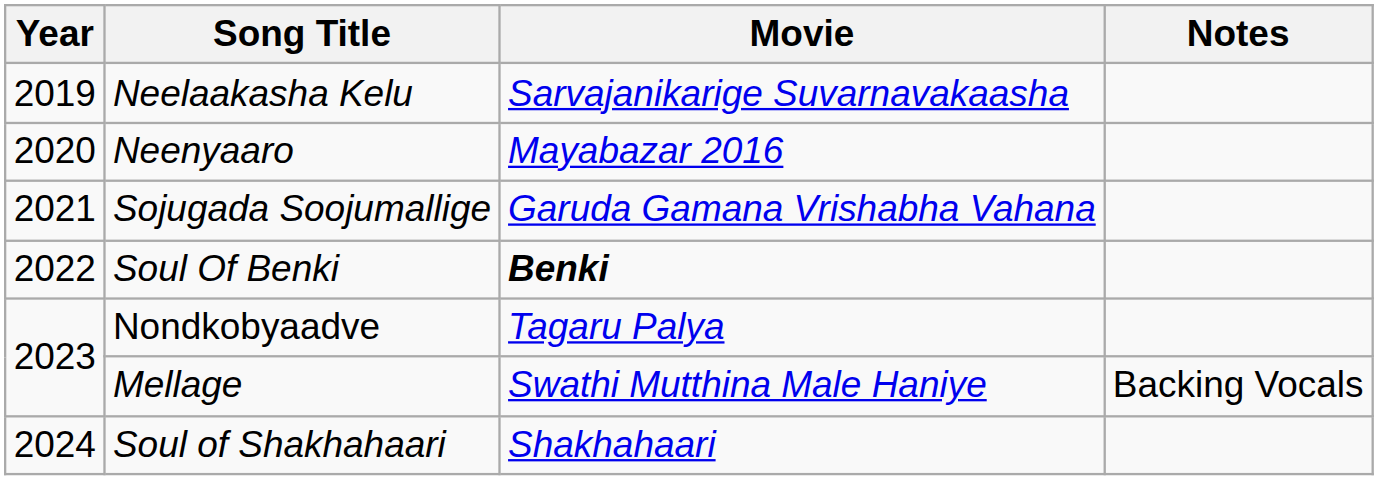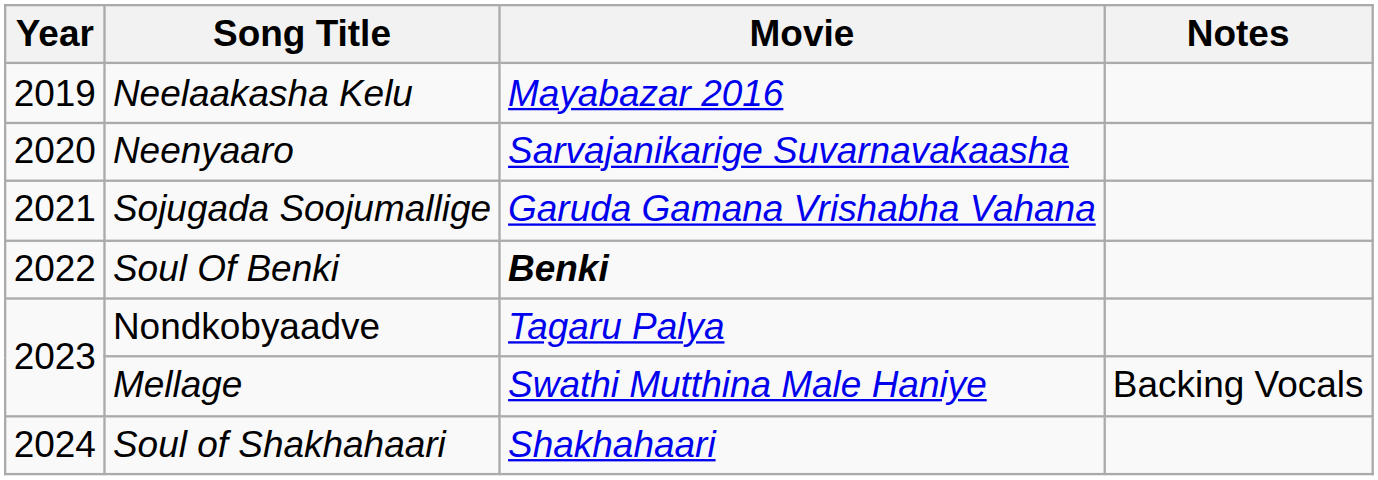(788, 92) Sarvajanikarige Suvarnavakaasha -> (646, 92) Mayabazar 2016
(646, 151) Mayabazar 2016 -> (788, 151) Sarvajanikarige Suvarnavakaasha
